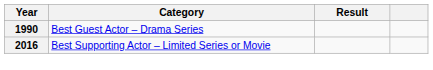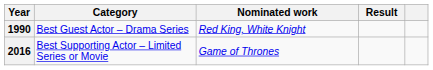+ column: (277, 13)
